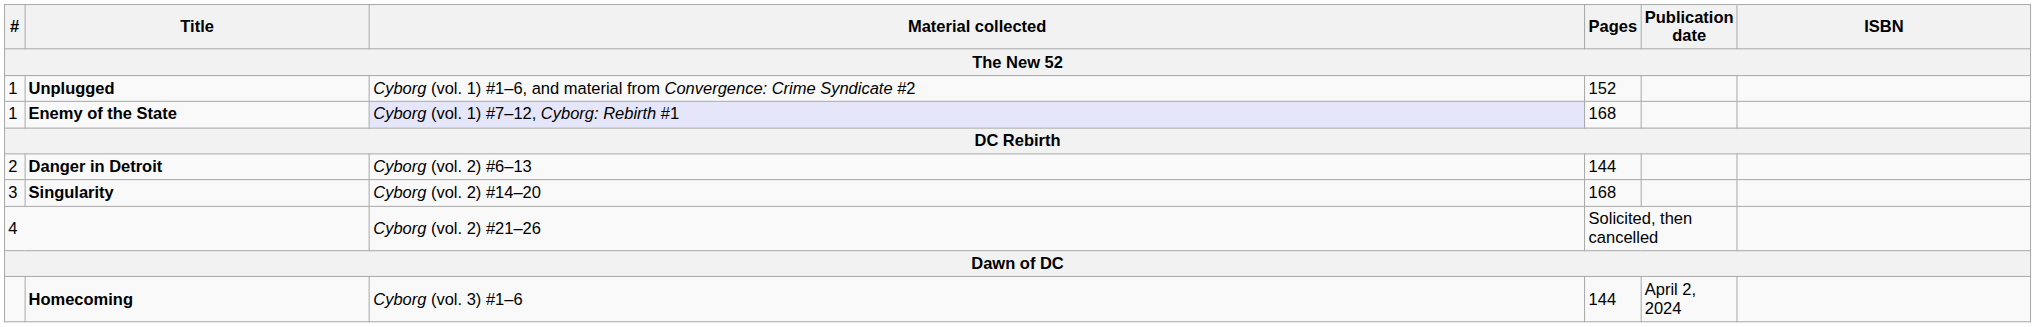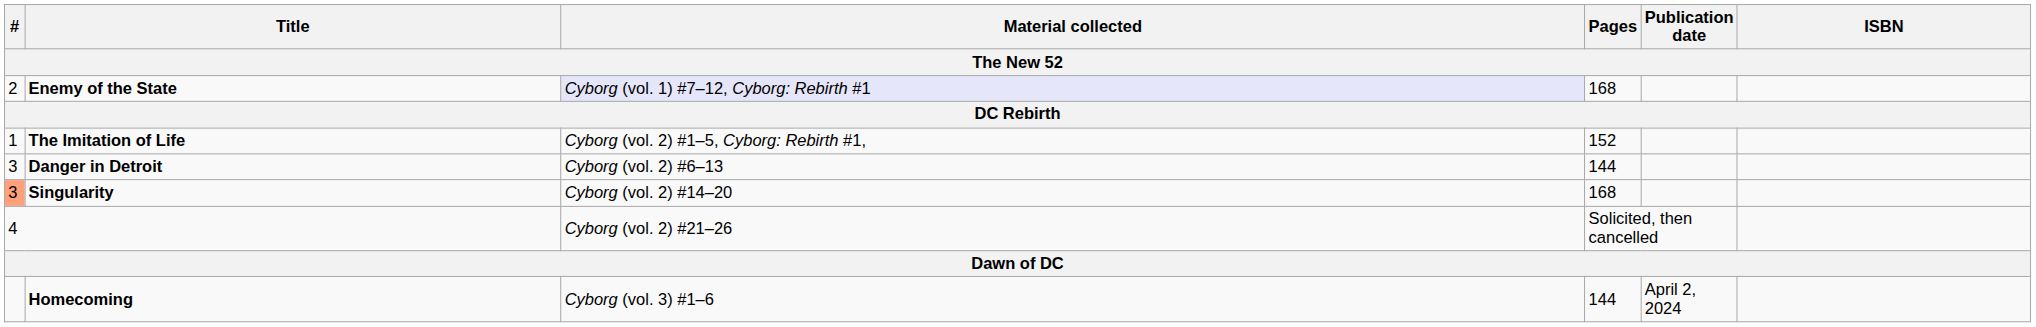- row: (72, 88)
(13, 114) 1 -> (13, 88) 2
+ row: (107, 140)
(13, 166) 2 -> (13, 166) 3
(13, 192) no background -> (13, 192) lightsalmon background
